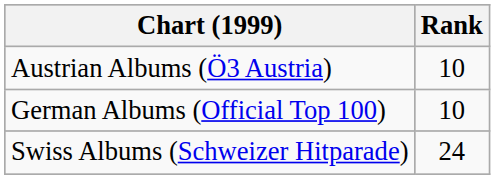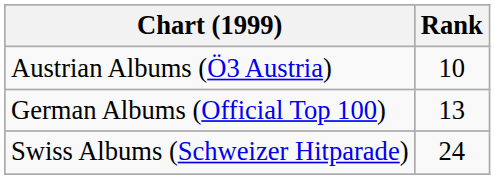(452, 109) 10 -> (452, 109) 13
